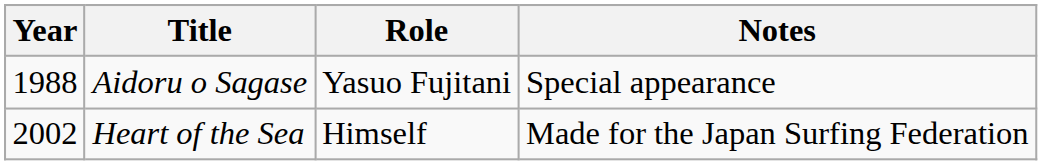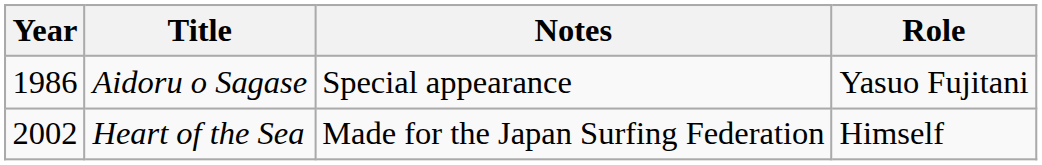columns swapped: (417, 30) <-> (777, 30)
(45, 81) 1988 -> (45, 81) 1986
